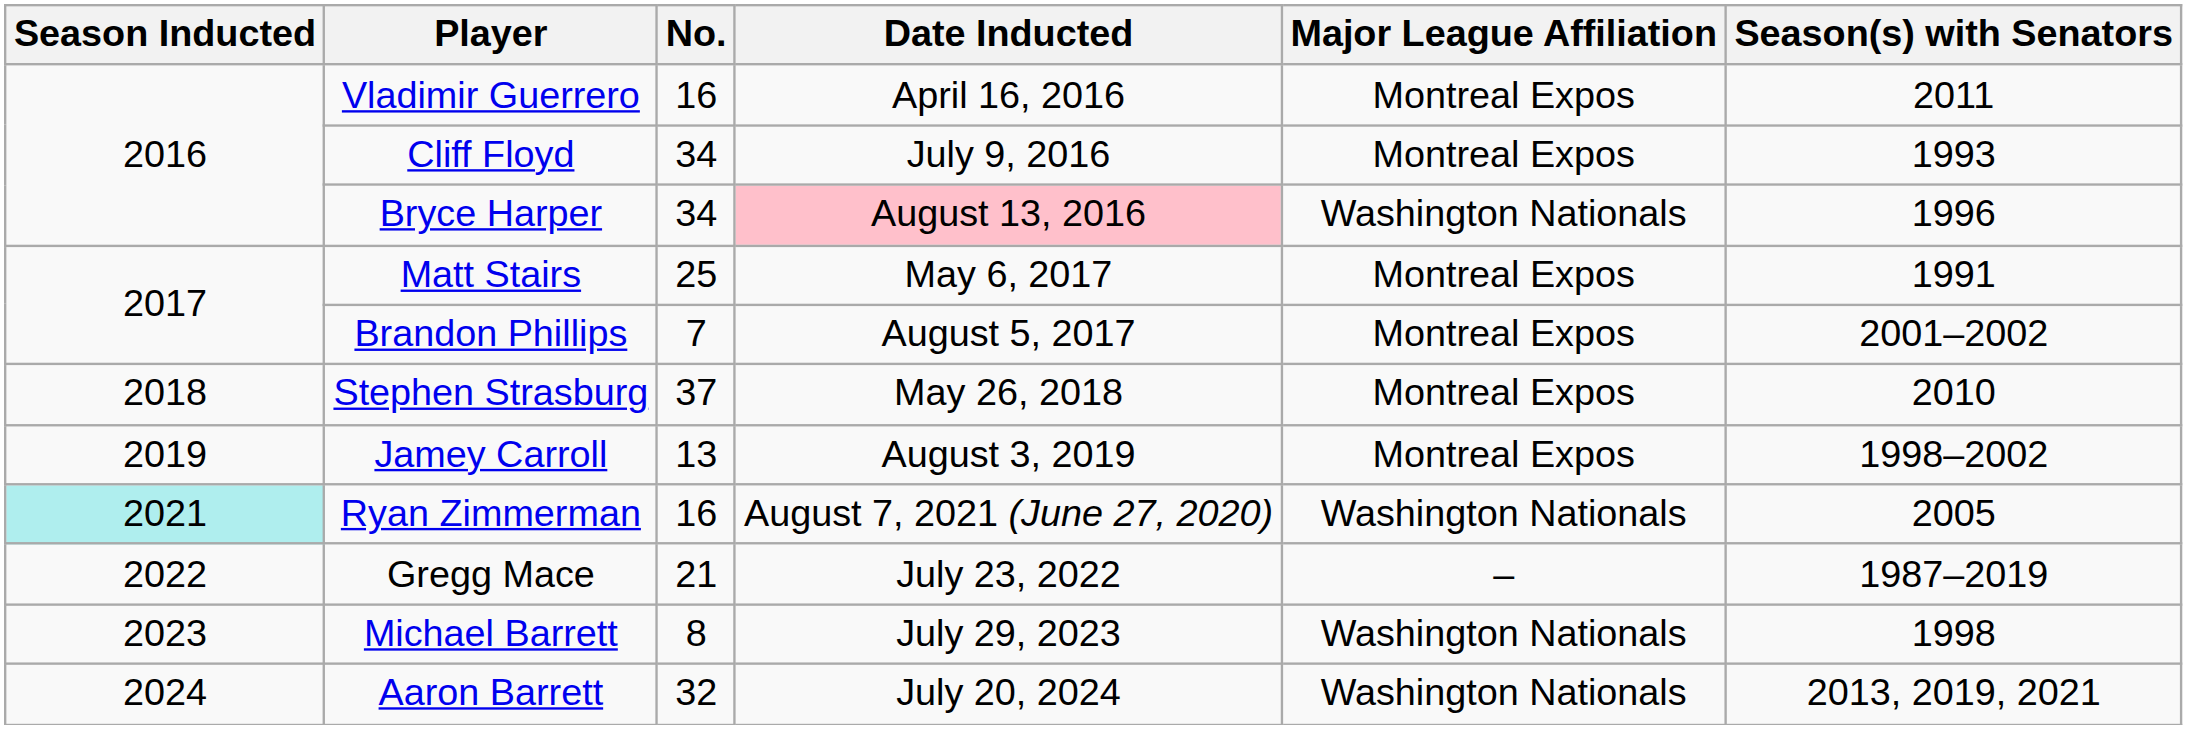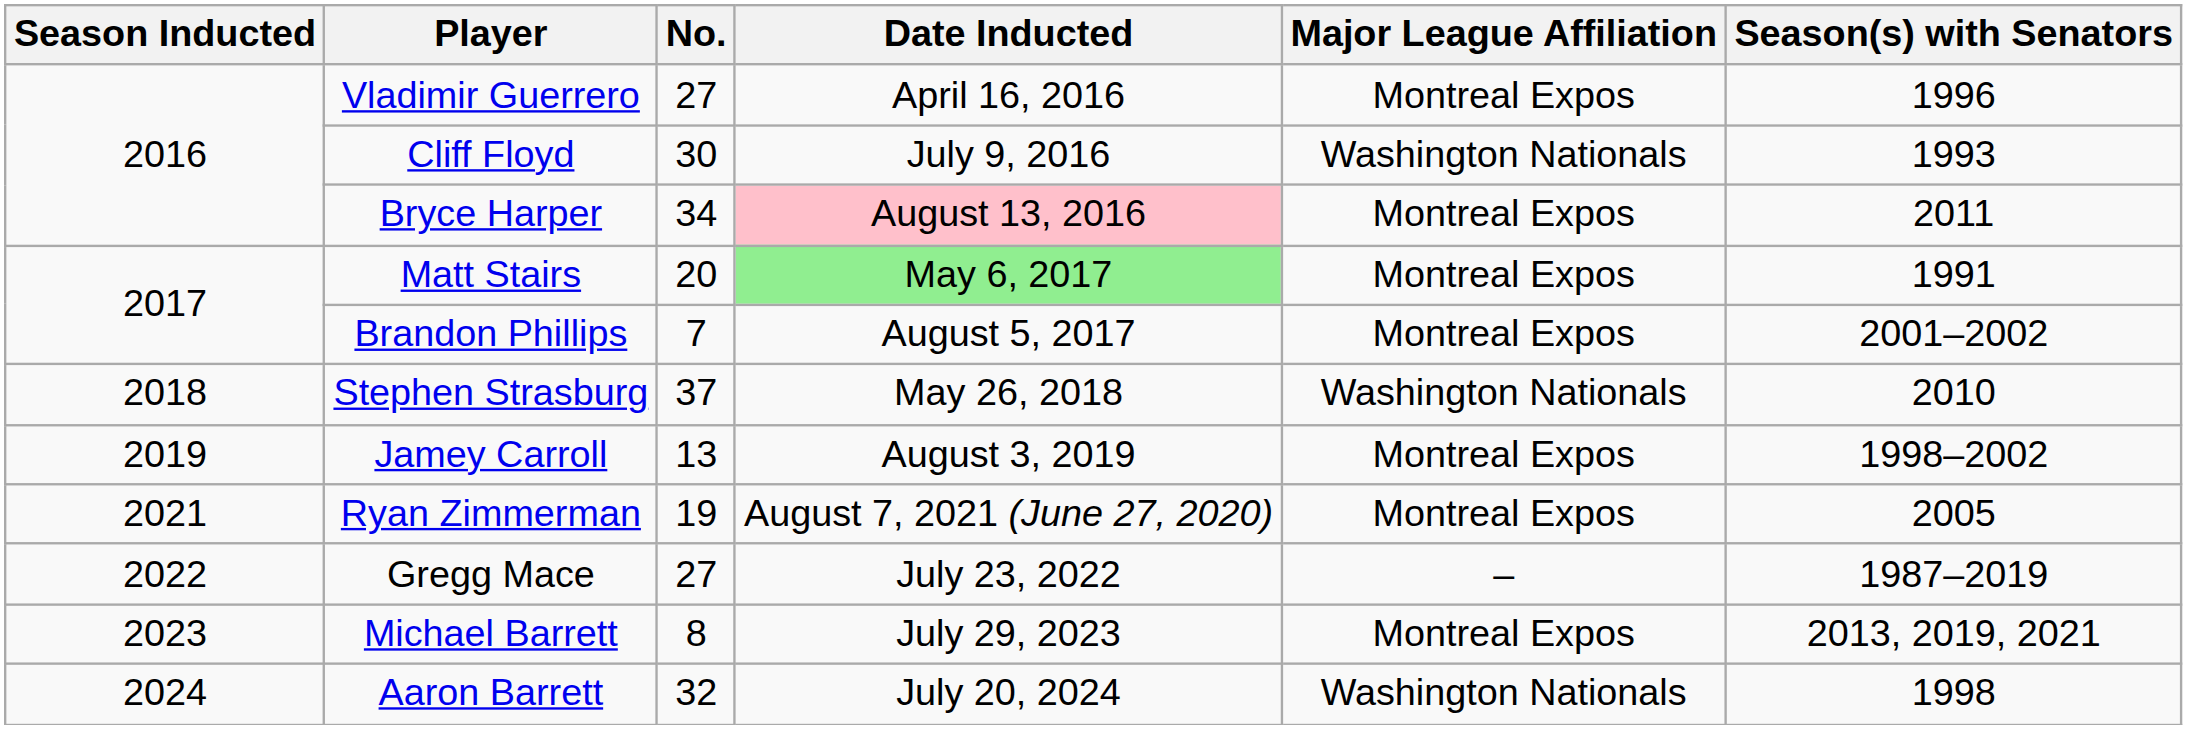(696, 94) 16 -> (696, 94) 27
(1954, 94) 2011 -> (1954, 94) 1996
(696, 154) 34 -> (696, 154) 30
(1504, 154) Montreal Expos -> (1504, 154) Washington Nationals
(1504, 214) Washington Nationals -> (1504, 214) Montreal Expos
(1954, 214) 1996 -> (1954, 214) 2011
(696, 273) 25 -> (696, 273) 20
(1008, 273) no background -> (1008, 273) lightgreen background
(1504, 393) Montreal Expos -> (1504, 393) Washington Nationals
(165, 513) paleturquoise background -> (165, 513) no background
(696, 513) 16 -> (696, 513) 19
(1504, 513) Washington Nationals -> (1504, 513) Montreal Expos
(696, 573) 21 -> (696, 573) 27
(1504, 633) Washington Nationals -> (1504, 633) Montreal Expos
(1954, 633) 1998 -> (1954, 633) 2013, 2019, 2021
(1954, 693) 2013, 2019, 2021 -> (1954, 693) 1998
